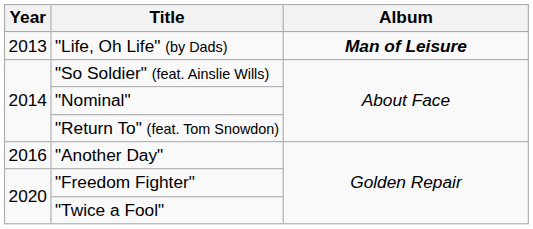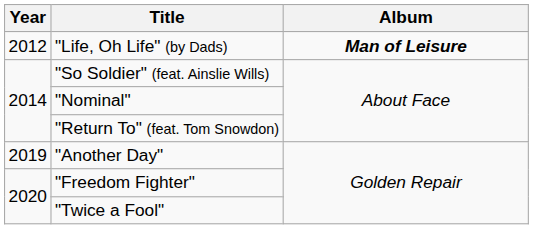(28, 45) 2013 -> (28, 45) 2012
(28, 155) 2016 -> (28, 155) 2019
